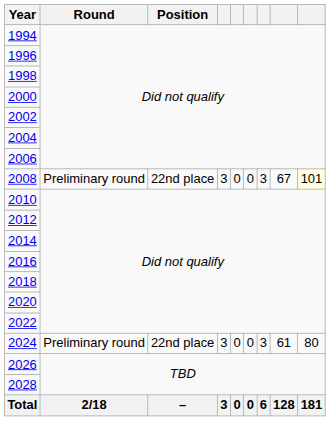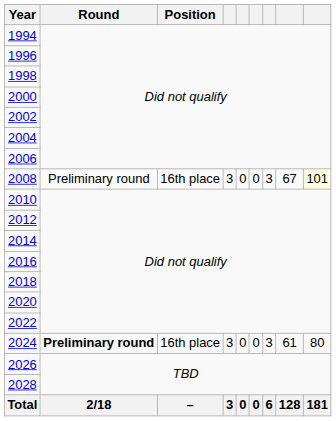(183, 179) 22nd place -> (190, 179) 16th place
(94, 343) normal -> (99, 343) bold
(183, 343) 22nd place -> (190, 343) 16th place
